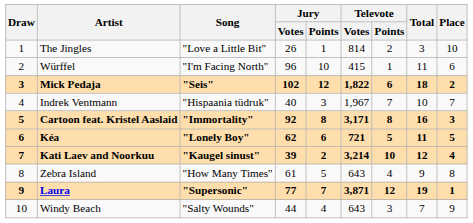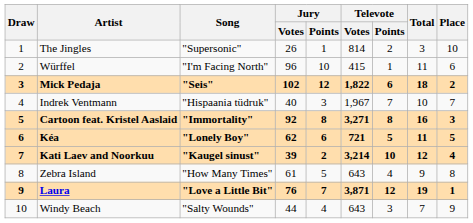(224, 48) "Love a Little Bit" -> (212, 48) "Supersonic"
(357, 119) 3,171 -> (357, 119) 3,271
(215, 191) "Supersonic" -> (228, 191) "Love a Little Bit"
(291, 191) 77 -> (291, 191) 76
